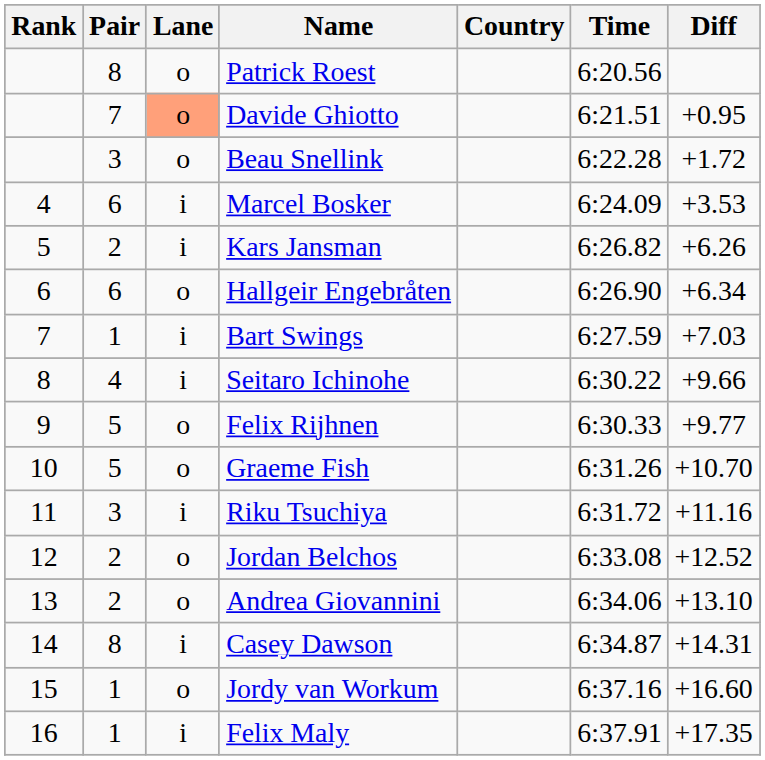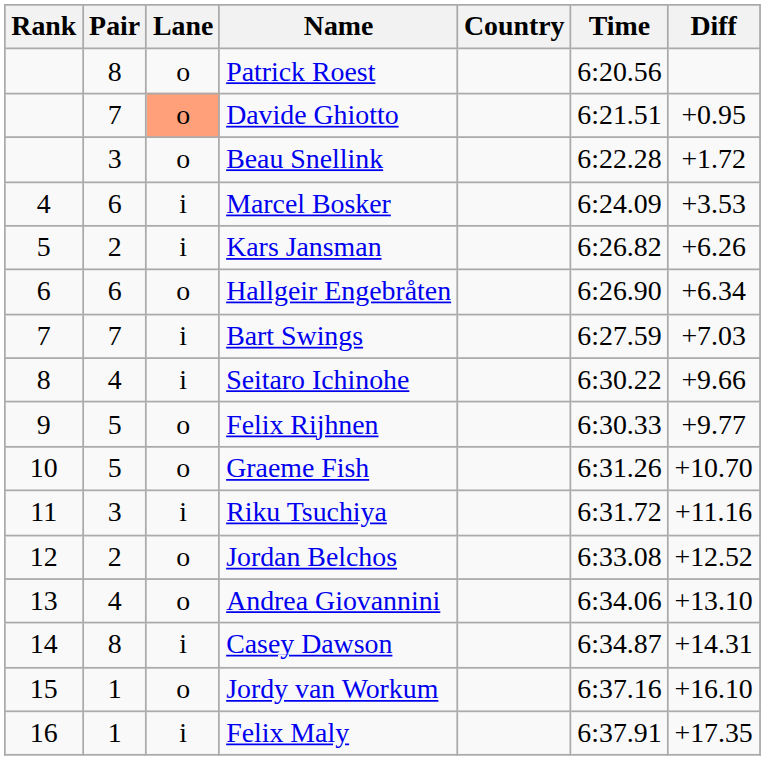(115, 335) 1 -> (115, 335) 7
(115, 600) 2 -> (115, 600) 4
(714, 688) +16.60 -> (714, 688) +16.10
